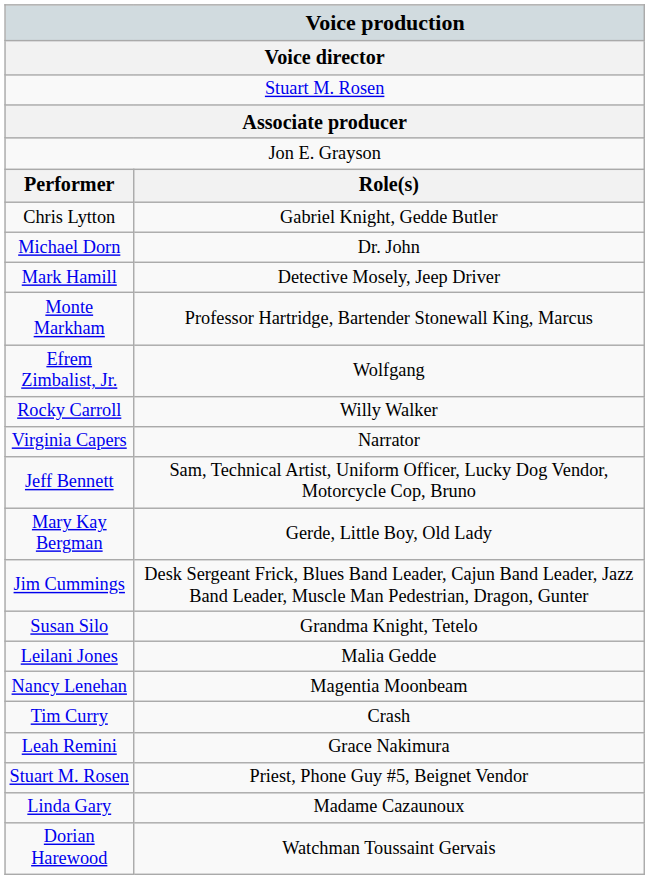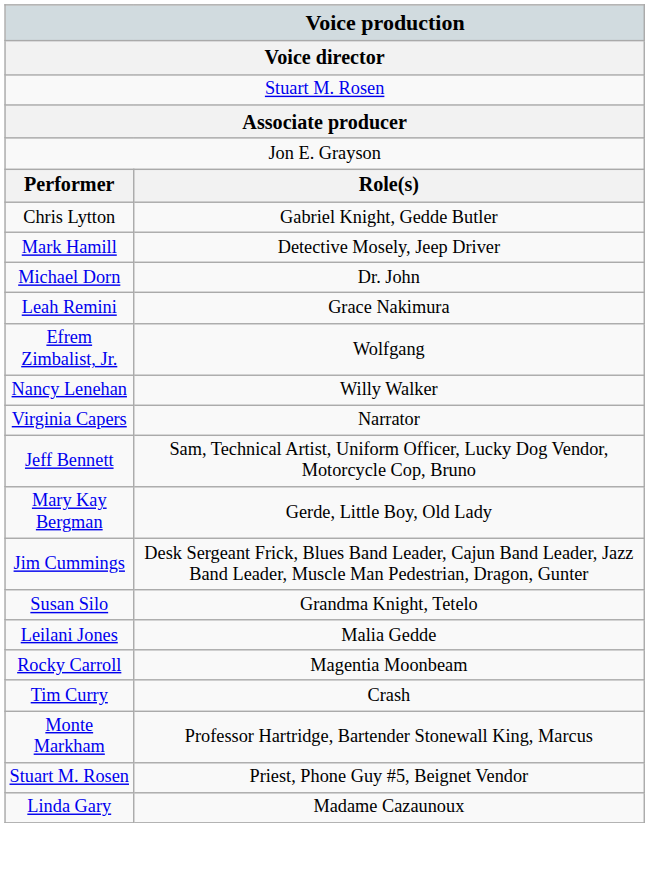rows swapped: (389, 277) <-> (389, 247)
rows swapped: (389, 746) <-> (389, 318)
(69, 411) Rocky Carroll -> (69, 389) Nancy Lenehan
(69, 686) Nancy Lenehan -> (69, 665) Rocky Carroll
- row: (389, 848)
